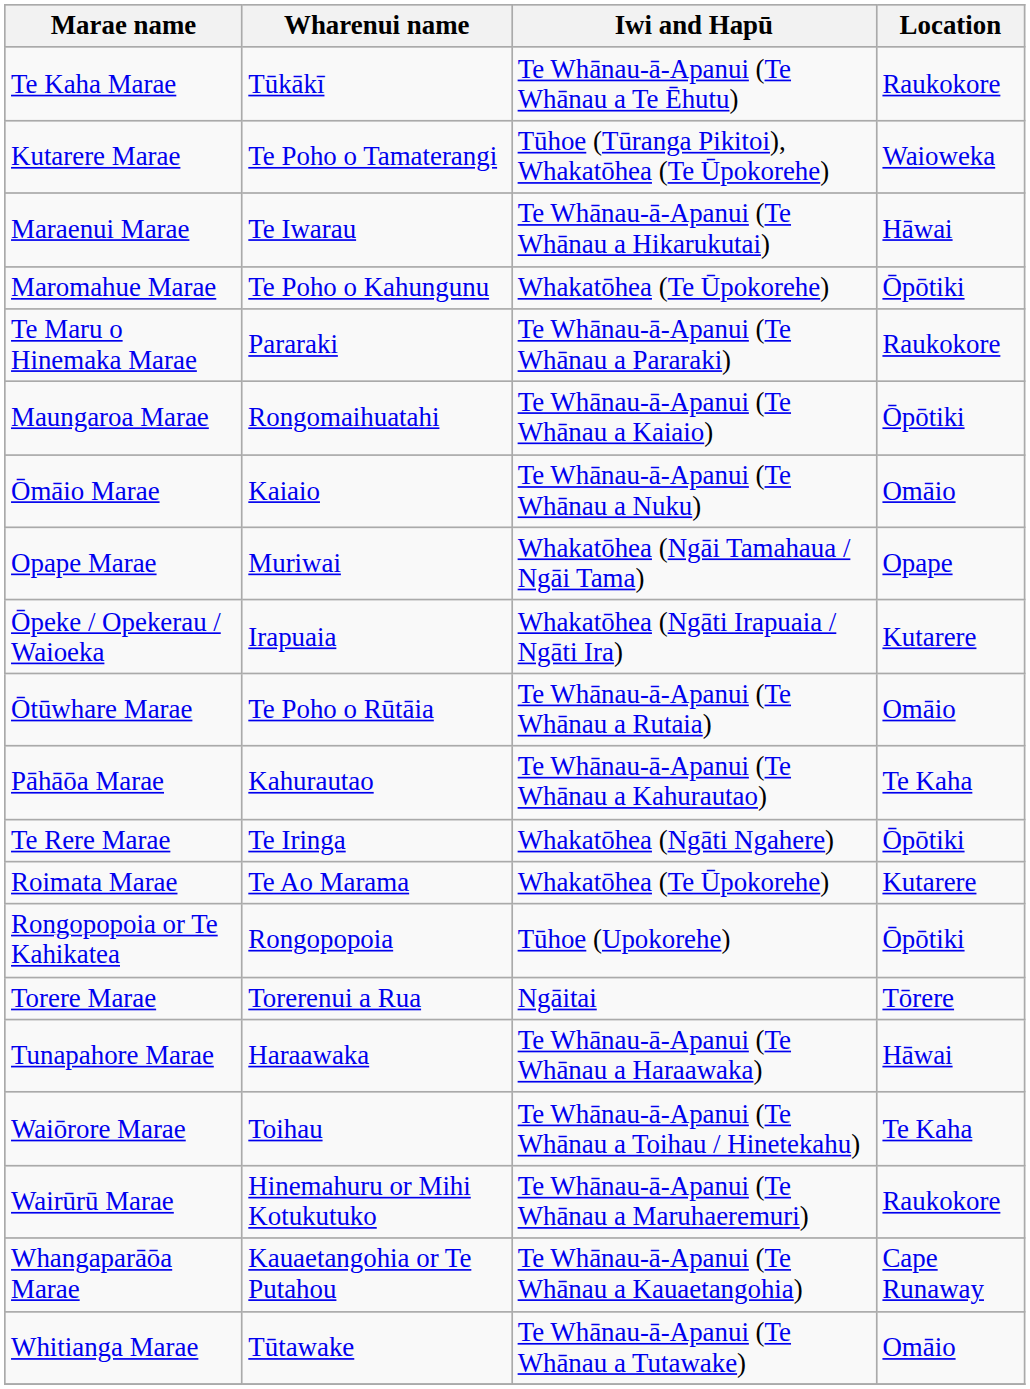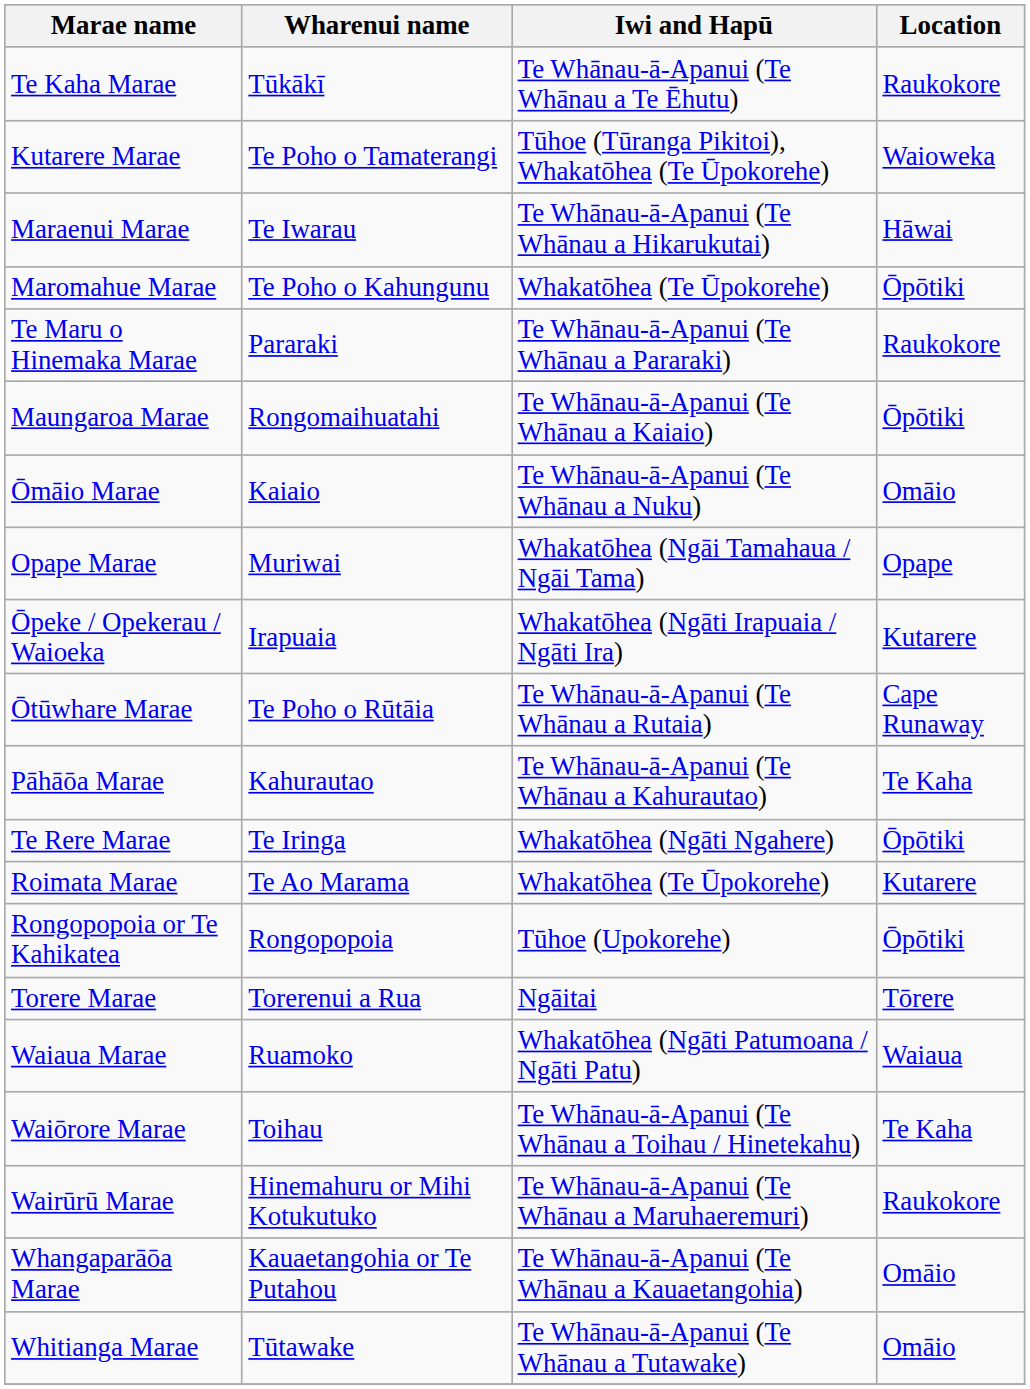(919, 709) Omāio -> (933, 709) Cape Runaway
- row: (112, 1055)
+ row: (89, 1055)
(933, 1274) Cape Runaway -> (919, 1274) Omāio
